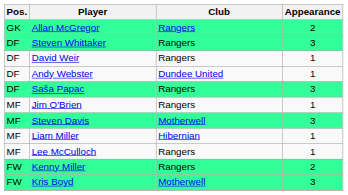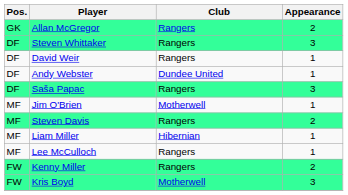(177, 105) Rangers -> (182, 105) Motherwell
(182, 120) Motherwell -> (177, 120) Rangers
(313, 120) 3 -> (313, 120) 2
